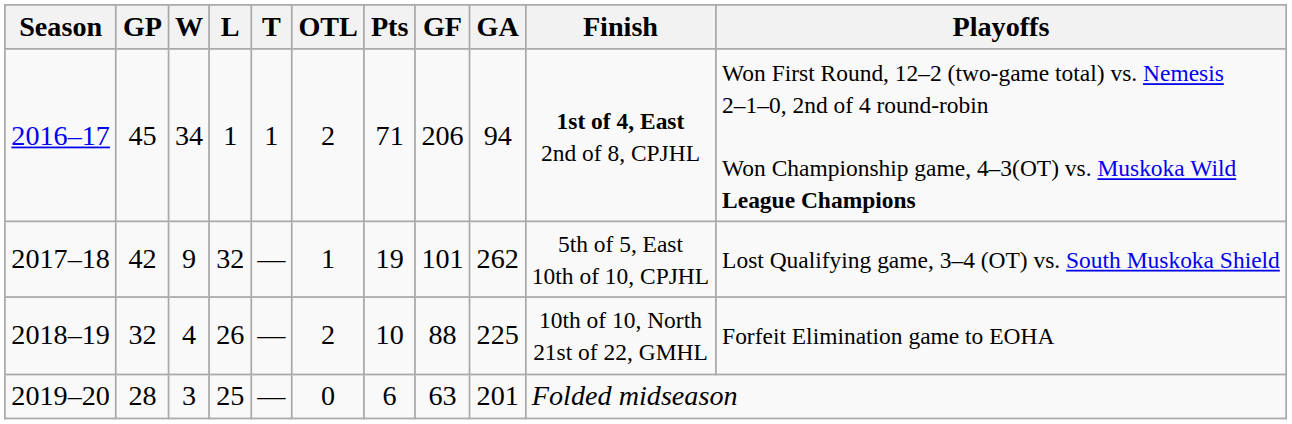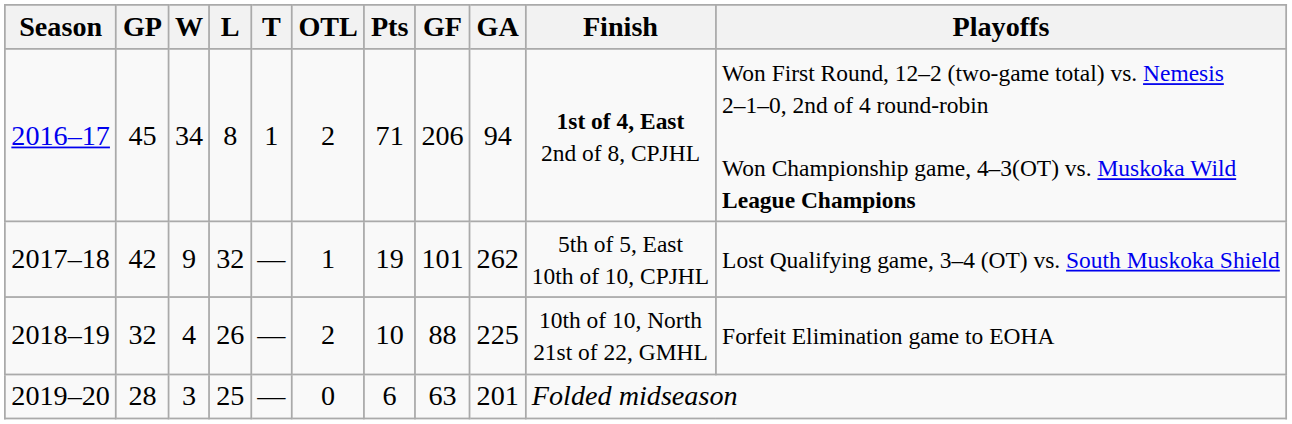(230, 134) 1 -> (230, 134) 8
